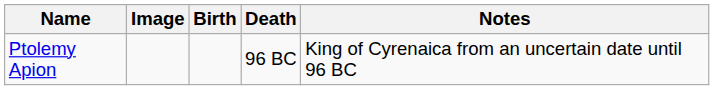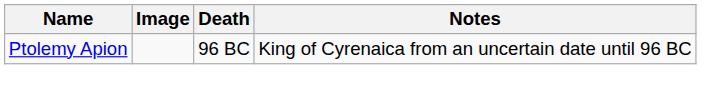- column: (215, 19)
